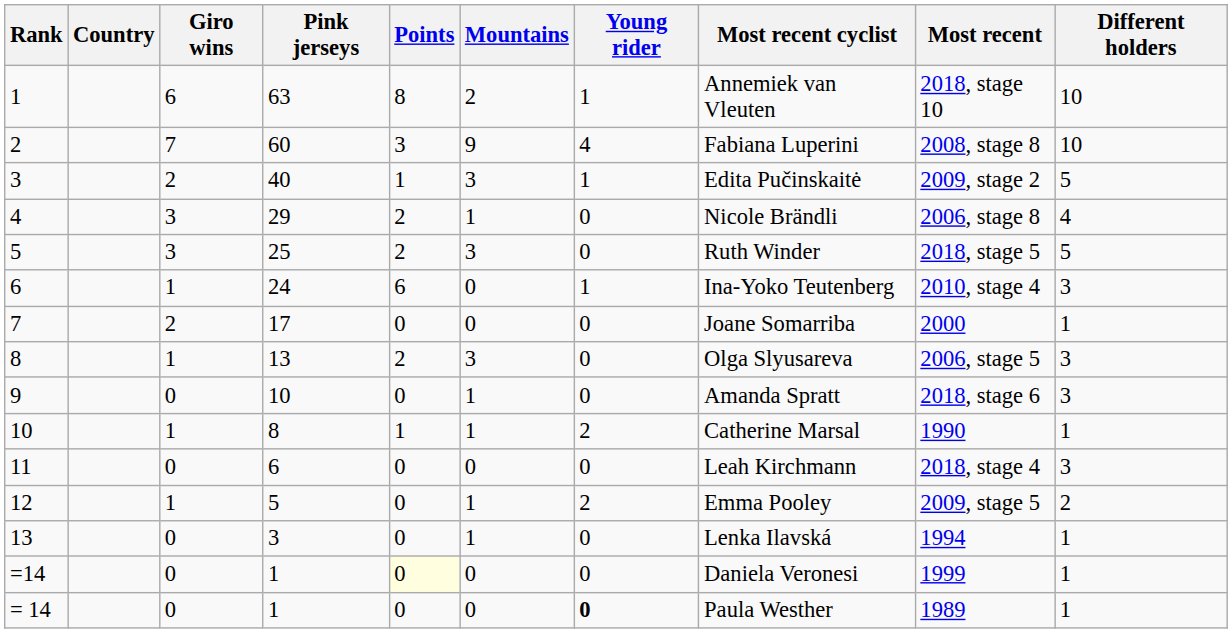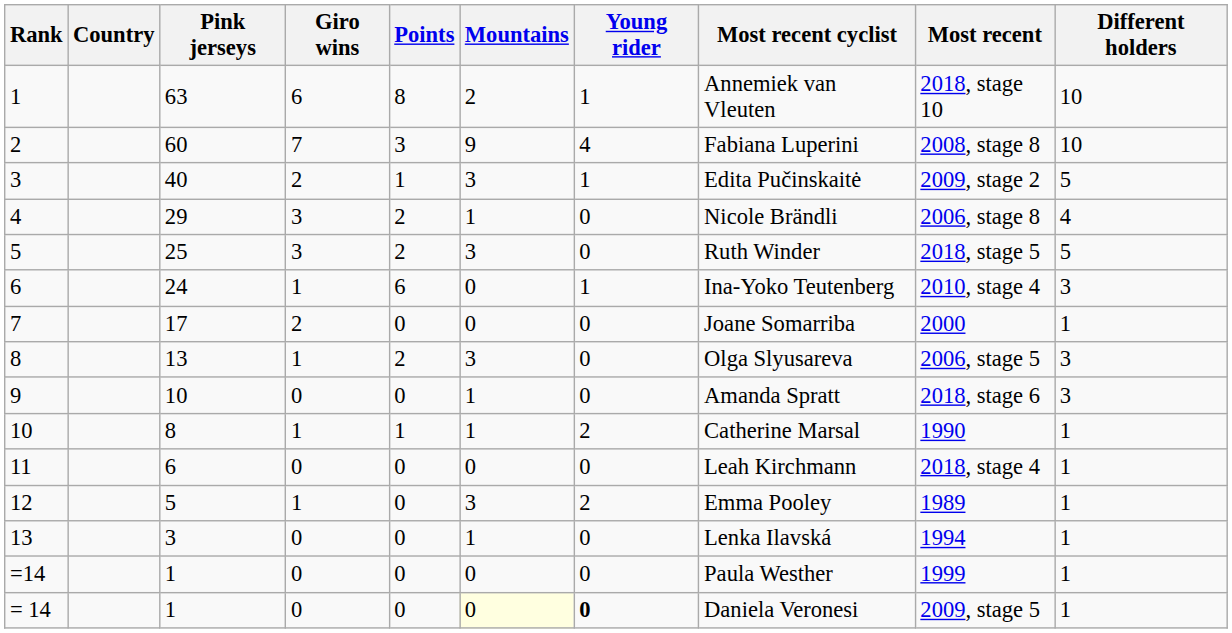columns swapped: (326, 35) <-> (211, 35)
(1065, 466) 3 -> (1065, 466) 1
(470, 502) 1 -> (470, 502) 3
(980, 502) 2009, stage 5 -> (943, 502) 1989
(1065, 502) 2 -> (1065, 502) 1
(400, 574) lightyellow background -> (400, 574) no background
(781, 574) Daniela Veronesi -> (768, 574) Paula Westher
(470, 609) no background -> (470, 609) lightyellow background
(768, 609) Paula Westher -> (781, 609) Daniela Veronesi
(943, 609) 1989 -> (980, 609) 2009, stage 5
